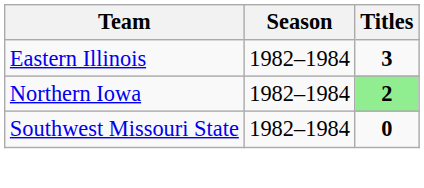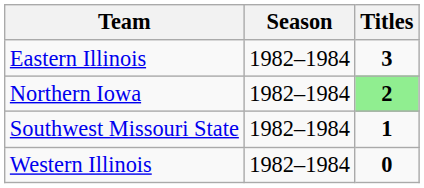(387, 128) 0 -> (387, 128) 1
+ row: (81, 164)
